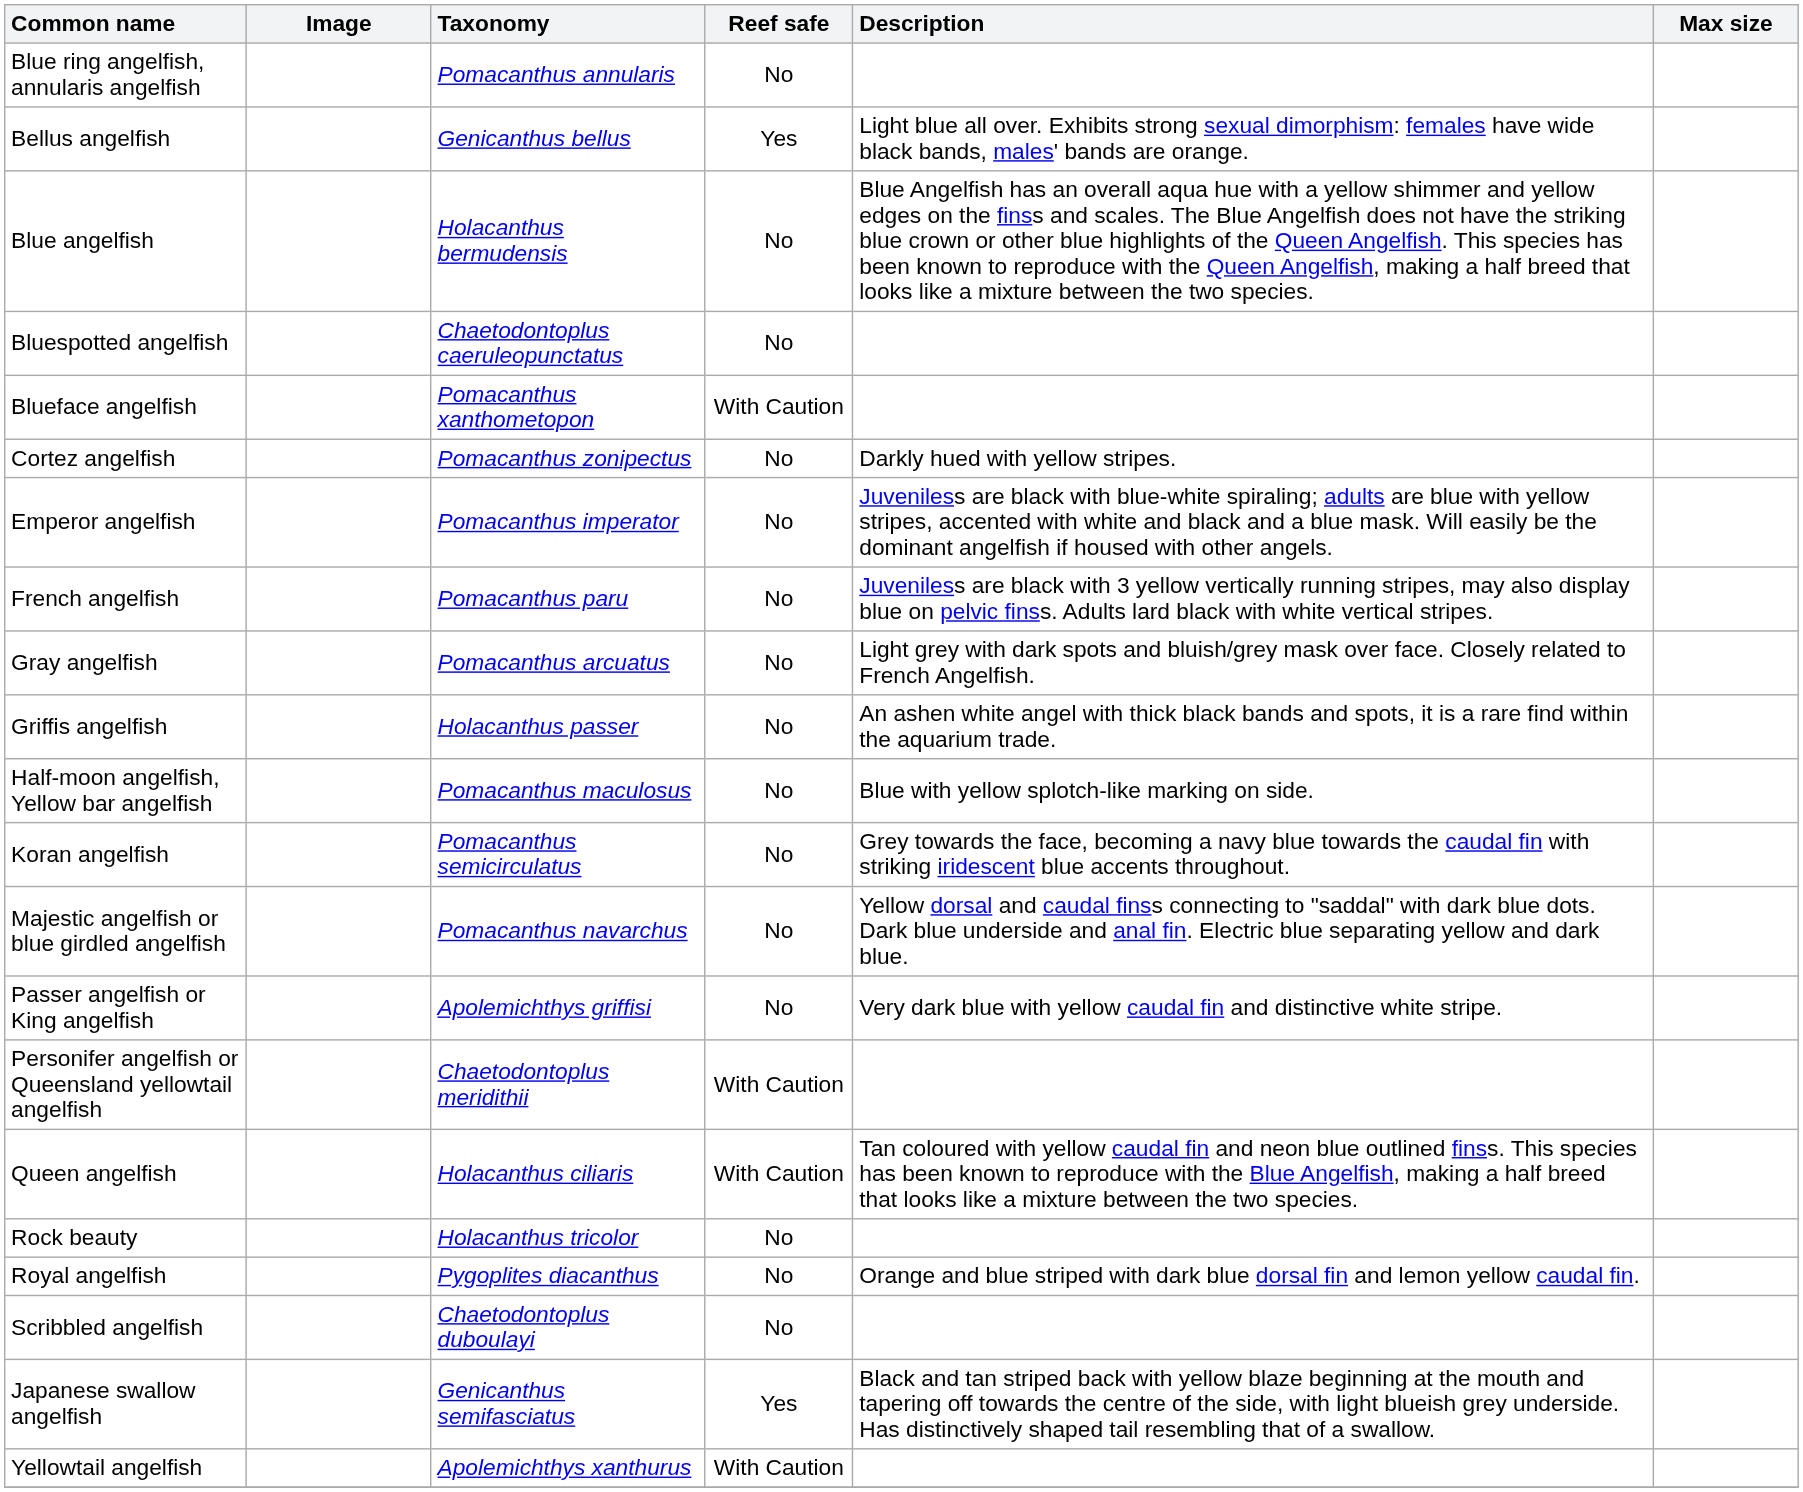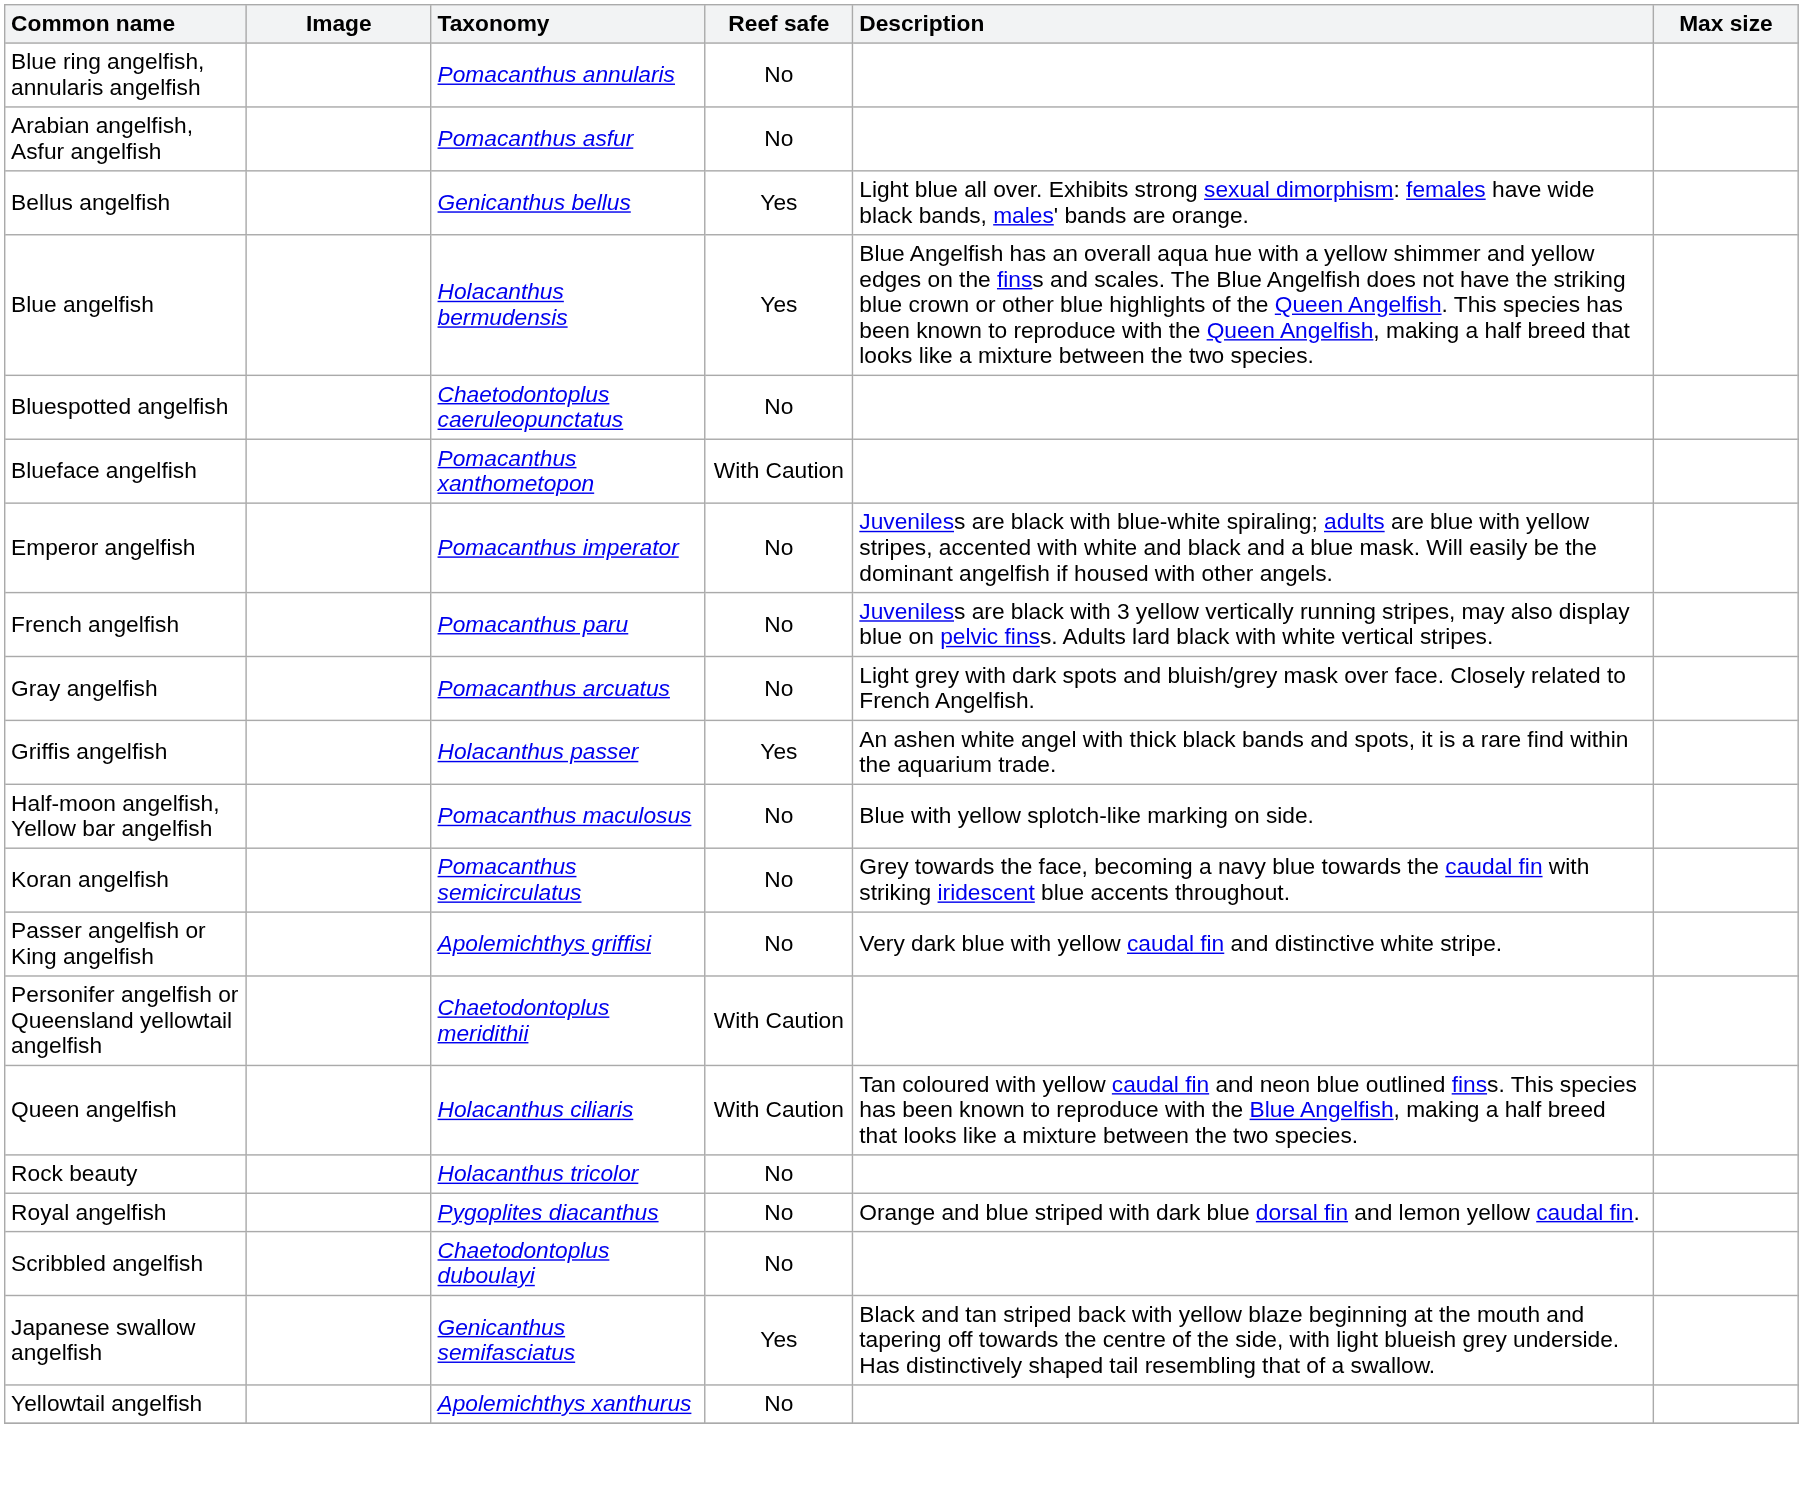+ row: (102, 138)
(779, 240) No -> (779, 304) Yes
- row: (93, 458)
(779, 726) No -> (779, 752) Yes
- row: (118, 931)
(779, 1467) With Caution -> (779, 1403) No
